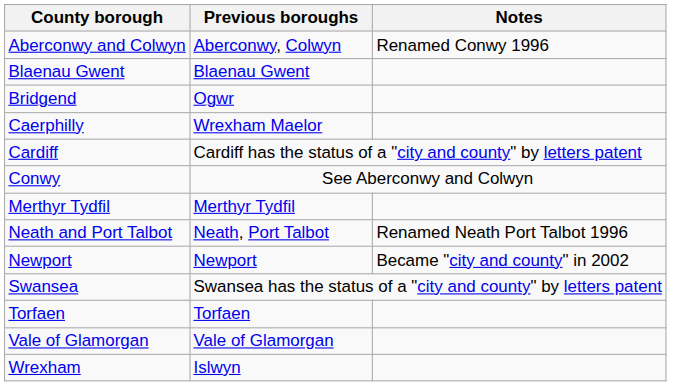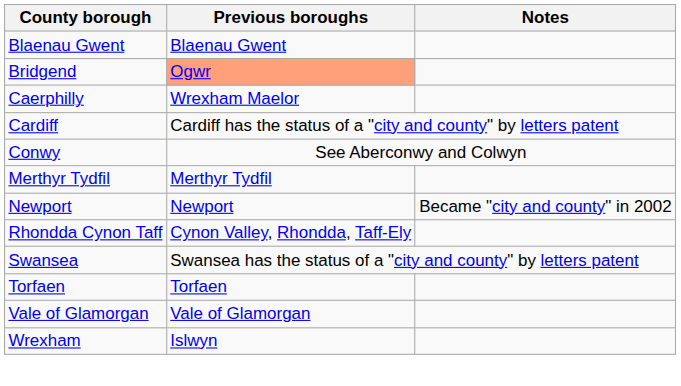- row: (97, 44)
(214, 98) no background -> (191, 71) lightsalmon background
- row: (90, 233)
+ row: (85, 233)
